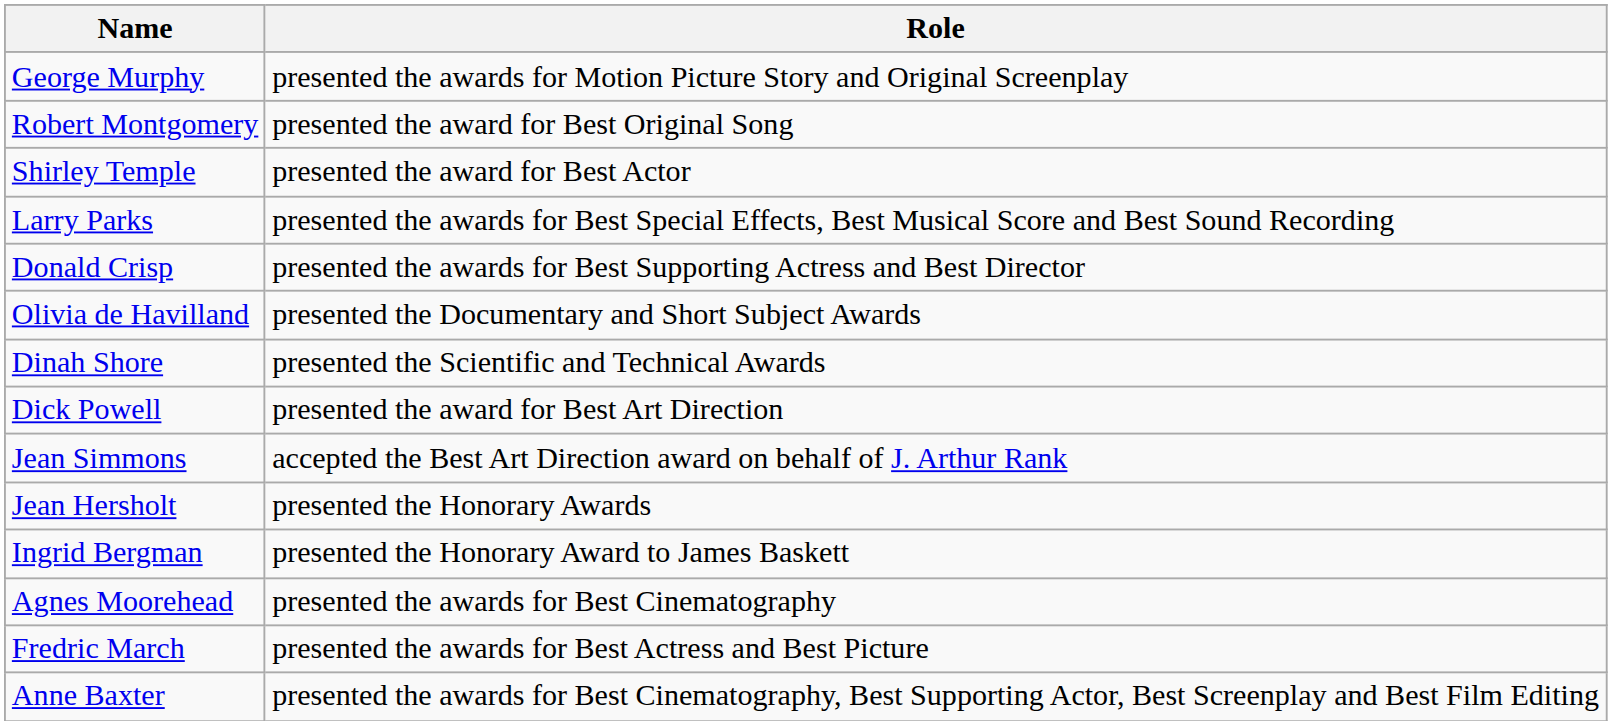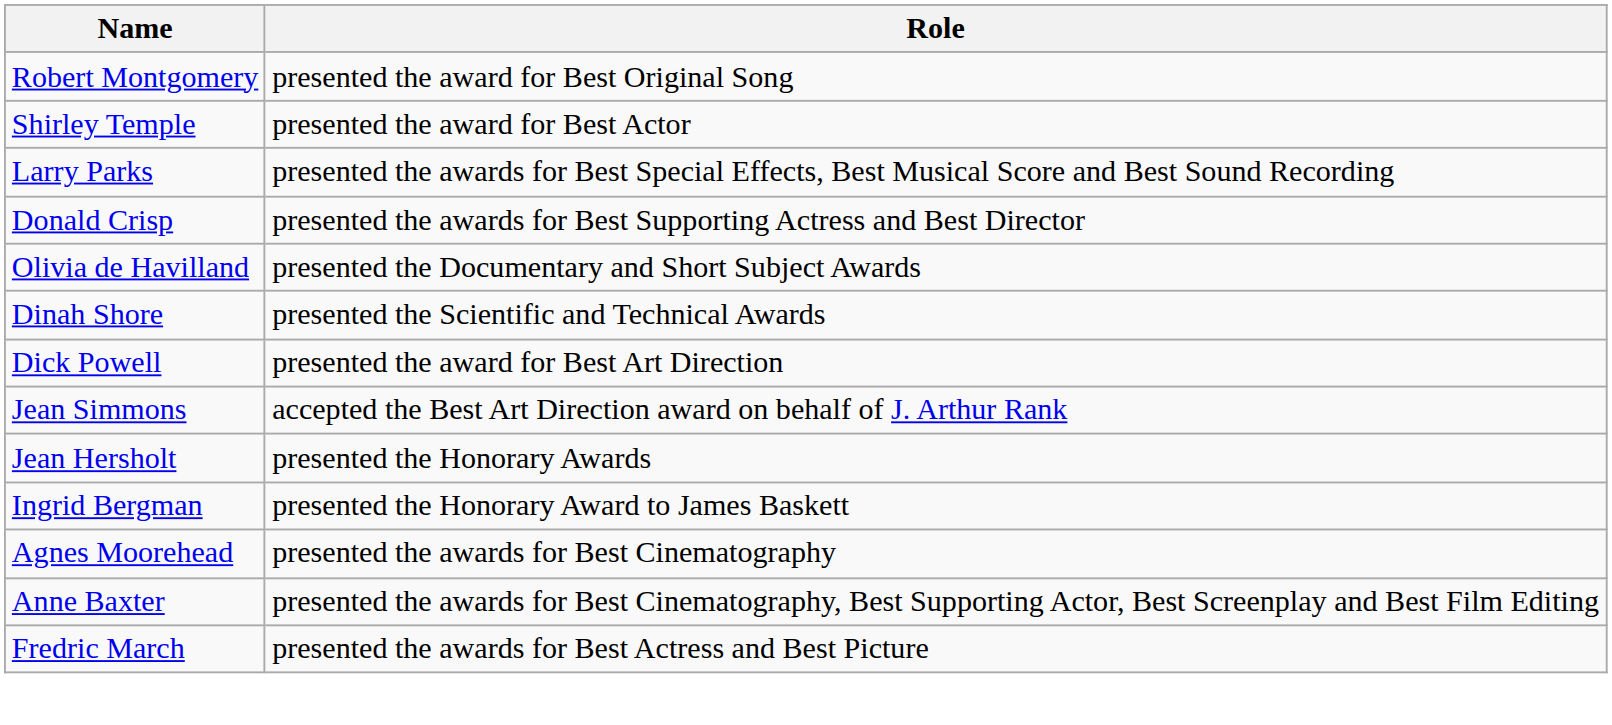- row: (108, 76)
rows swapped: (88, 696) <-> (98, 648)
